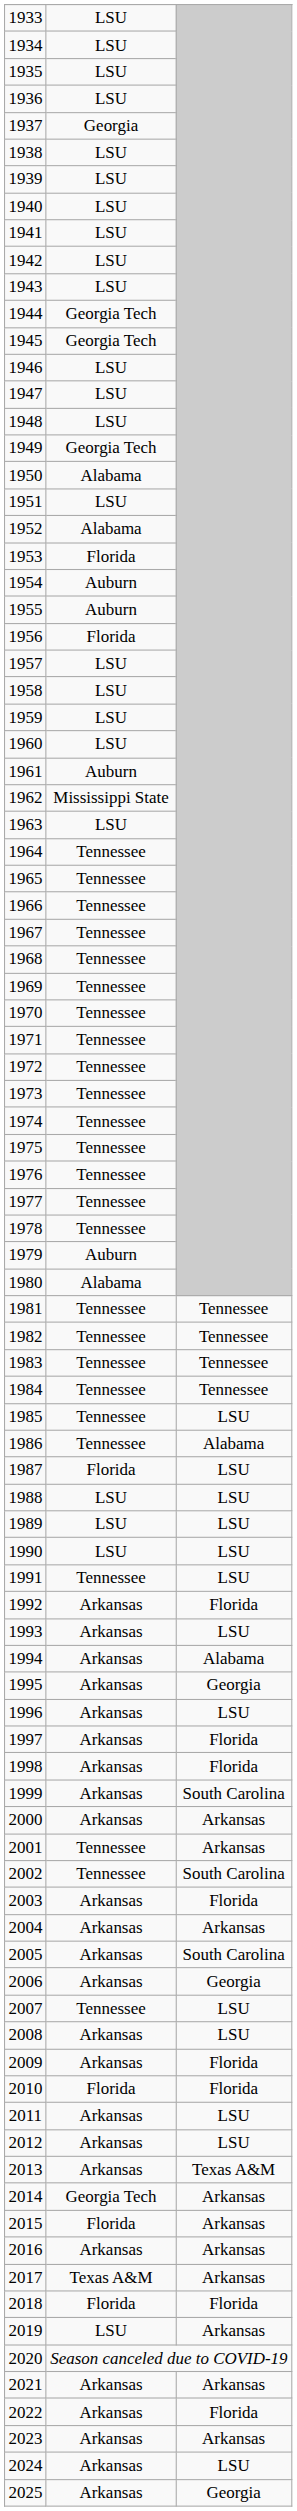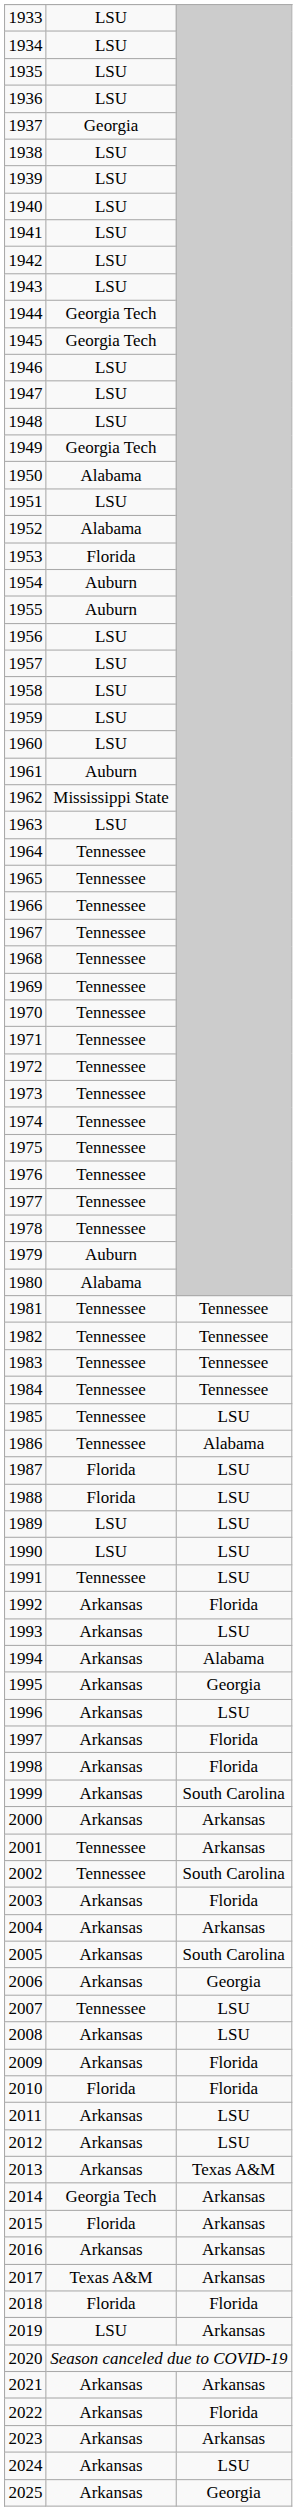(111, 636) Florida -> (111, 636) LSU
(111, 1497) LSU -> (111, 1497) Florida
